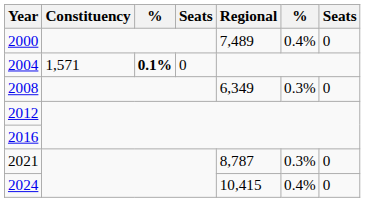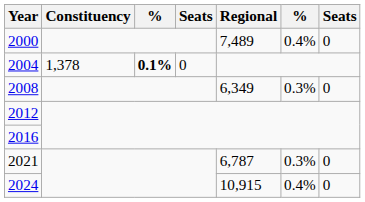(62, 64) 1,571 -> (62, 64) 1,378
(237, 161) 8,787 -> (237, 161) 6,787
(241, 185) 10,415 -> (241, 185) 10,915
